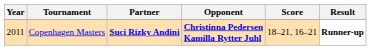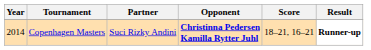(16, 32) 2011 -> (16, 32) 2014
(144, 32) bold -> (143, 32) normal
